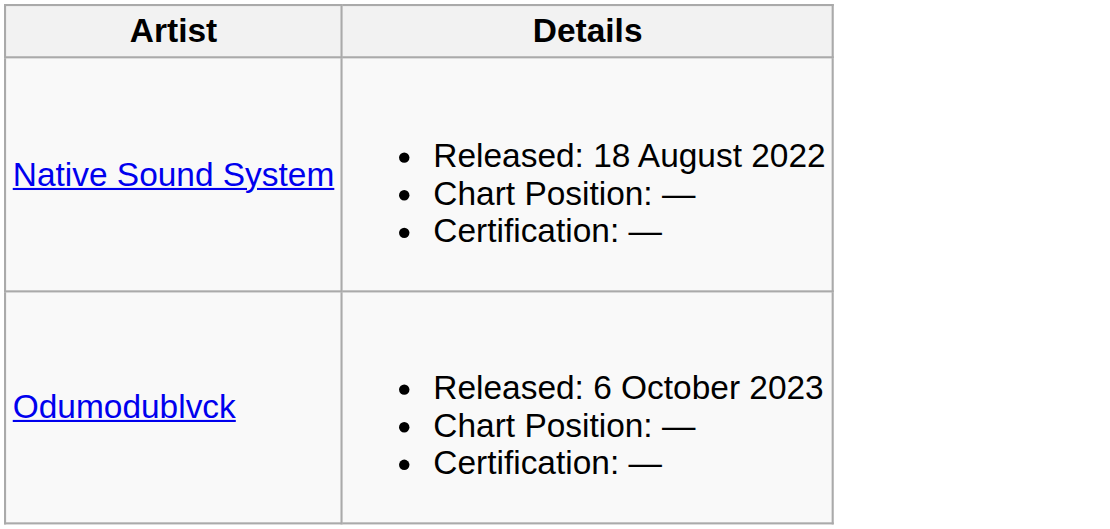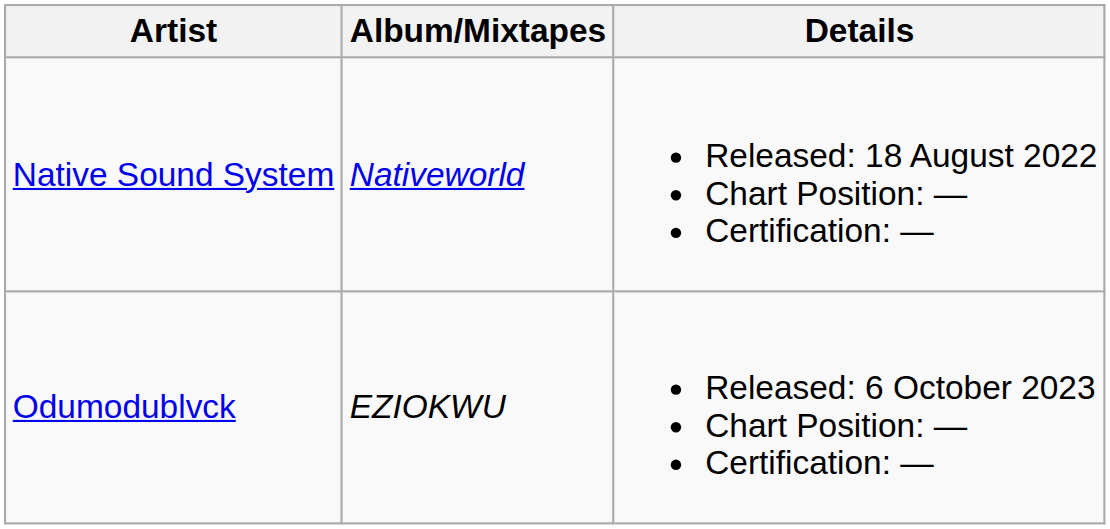+ column: (478, 31)
